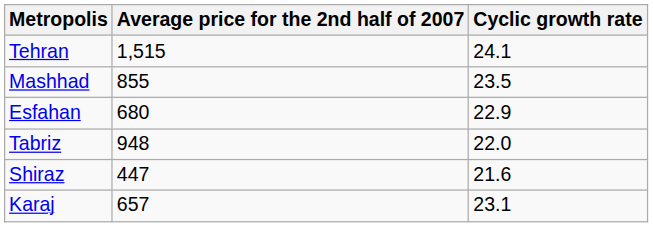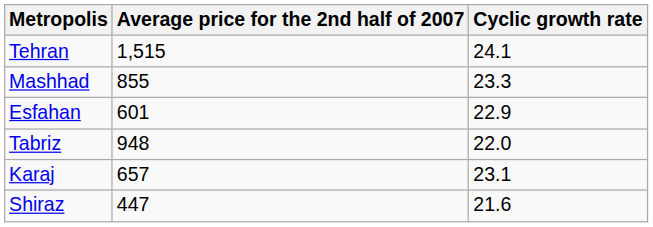(492, 81) 23.5 -> (492, 81) 23.3
(133, 112) 680 -> (133, 112) 601
rows swapped: (37, 174) <-> (32, 205)
